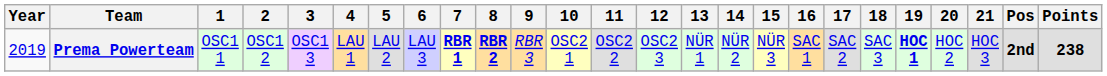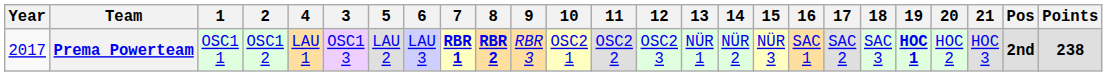columns swapped: (310, 17) <-> (351, 17)
(27, 50) 2019 -> (27, 50) 2017
